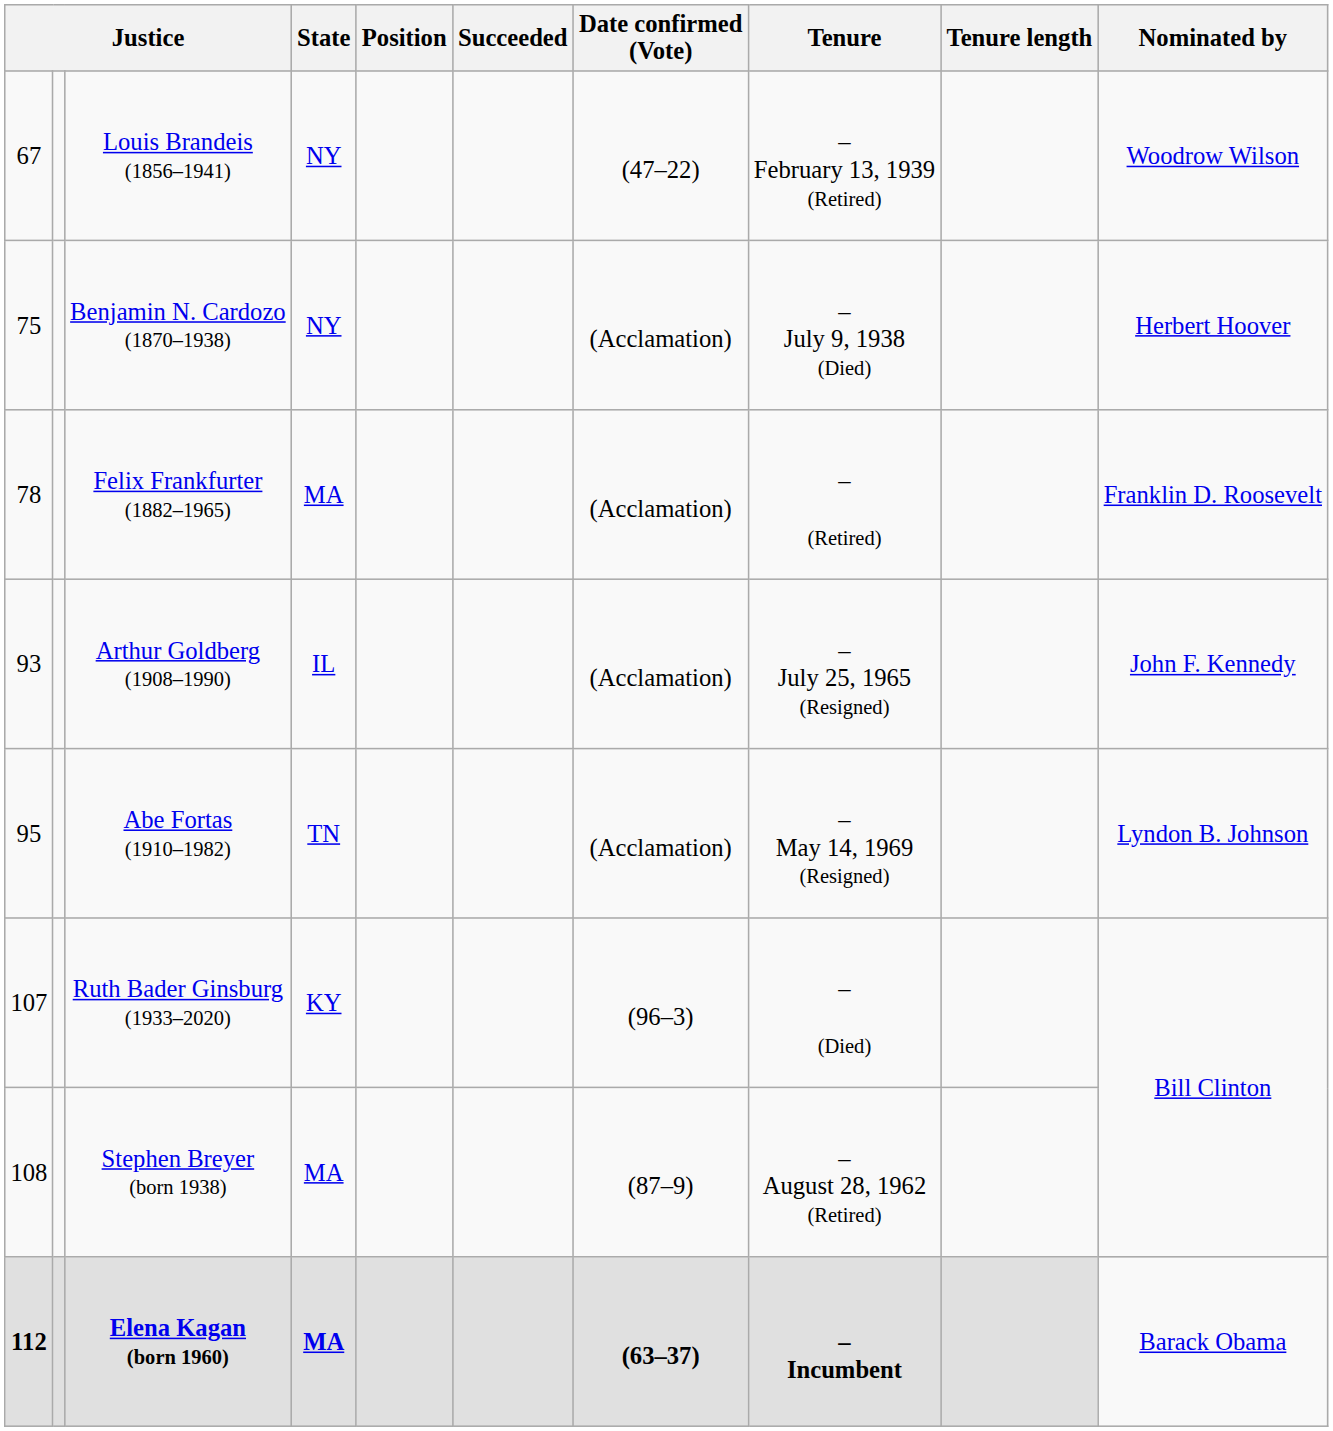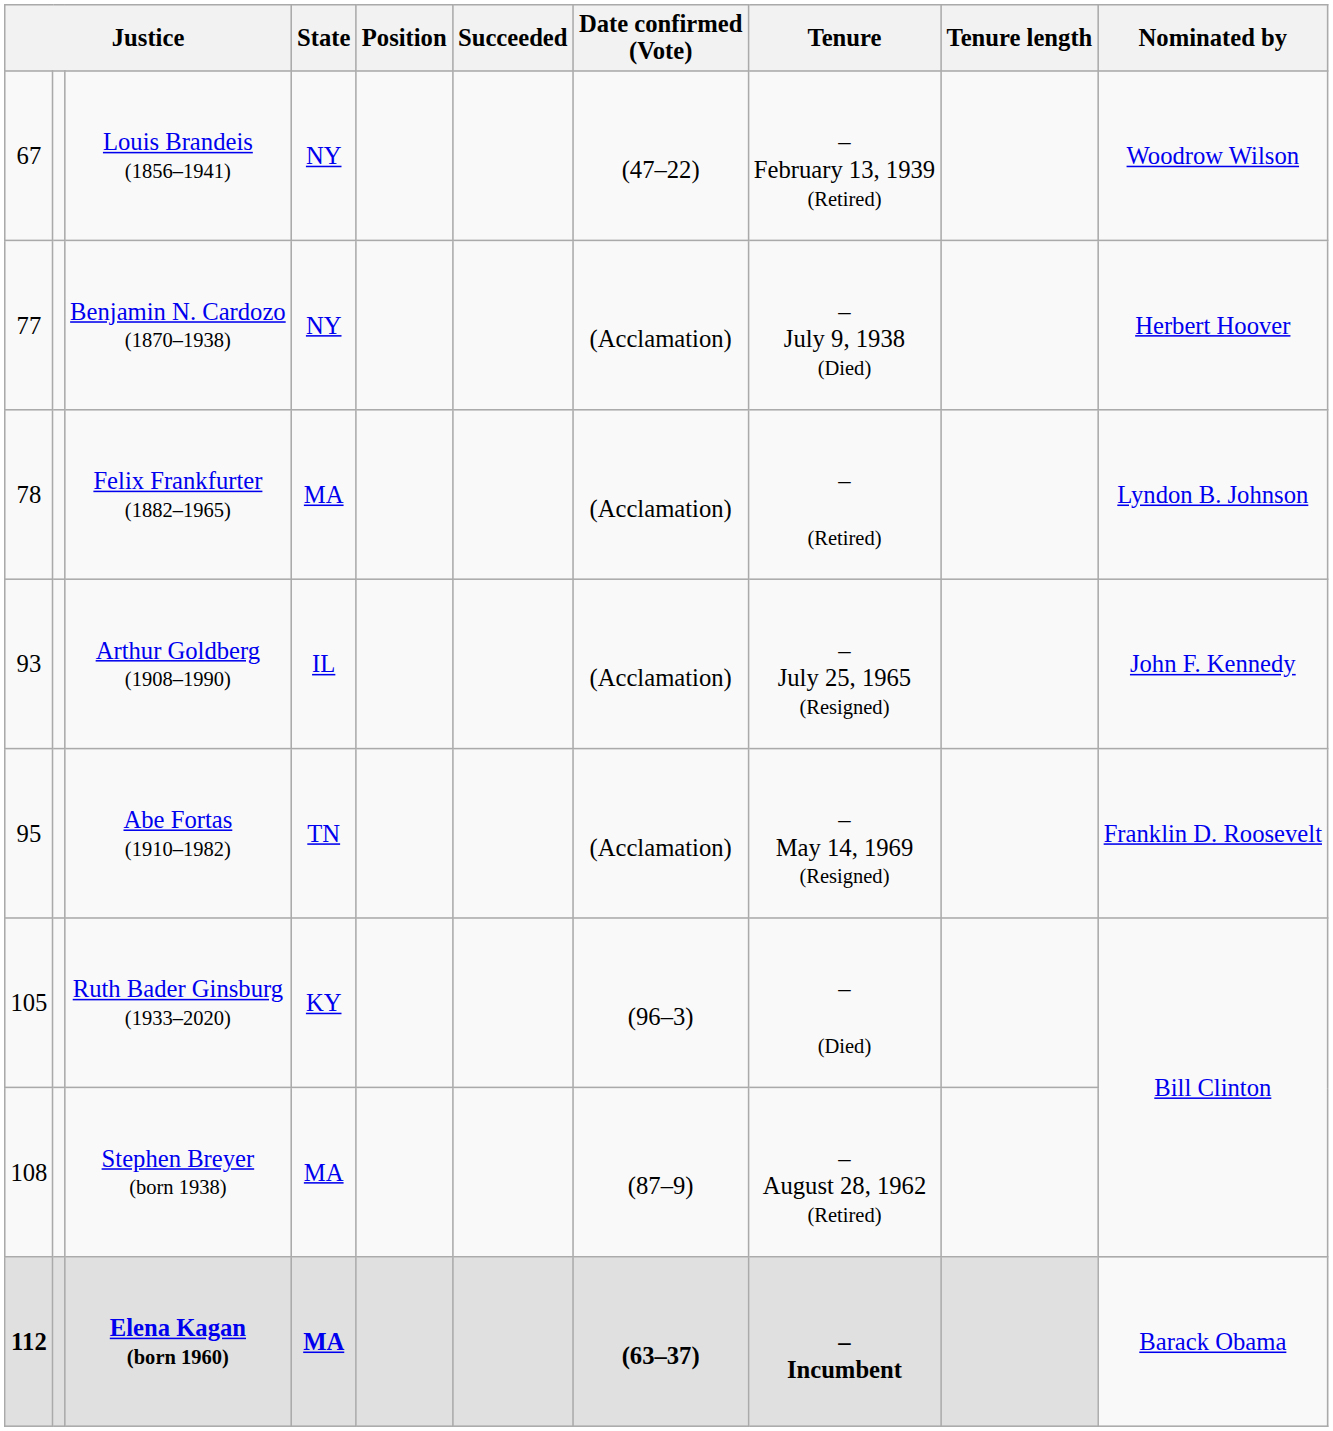(29, 325) 75 -> (29, 325) 77
(1213, 494) Franklin D. Roosevelt -> (1213, 494) Lyndon B. Johnson
(1213, 833) Lyndon B. Johnson -> (1213, 833) Franklin D. Roosevelt
(29, 1002) 107 -> (29, 1002) 105
